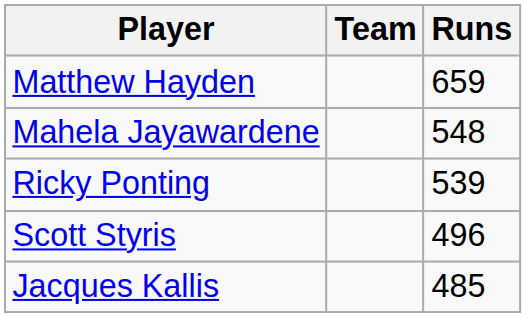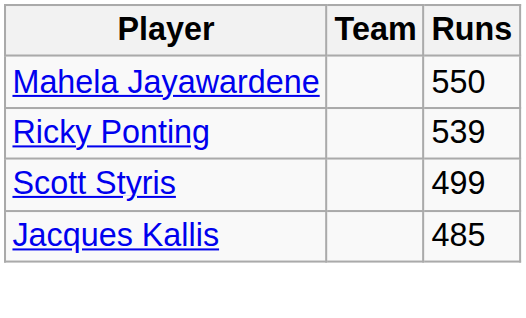- row: (134, 81)
(458, 132) 548 -> (458, 81) 550
(458, 235) 496 -> (458, 183) 499
